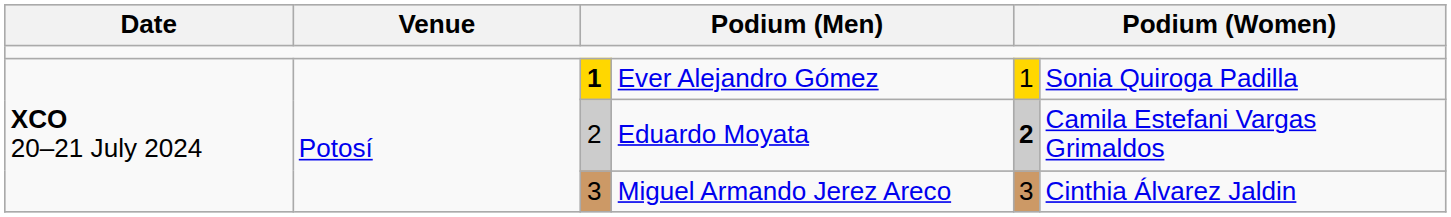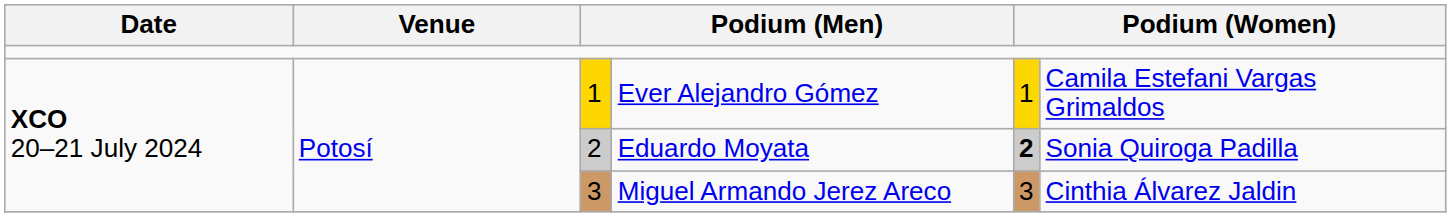(594, 78) bold -> (594, 93) normal
(1172, 78) Sonia Quiroga Padilla -> (1181, 93) Camila Estefani Vargas Grimaldos
(1181, 134) Camila Estefani Vargas Grimaldos -> (1172, 149) Sonia Quiroga Padilla
